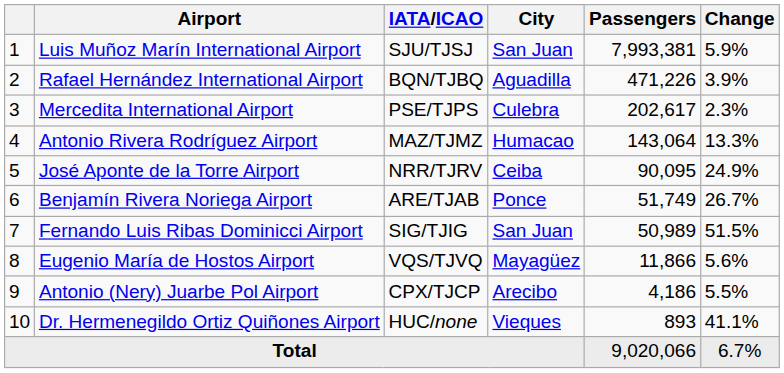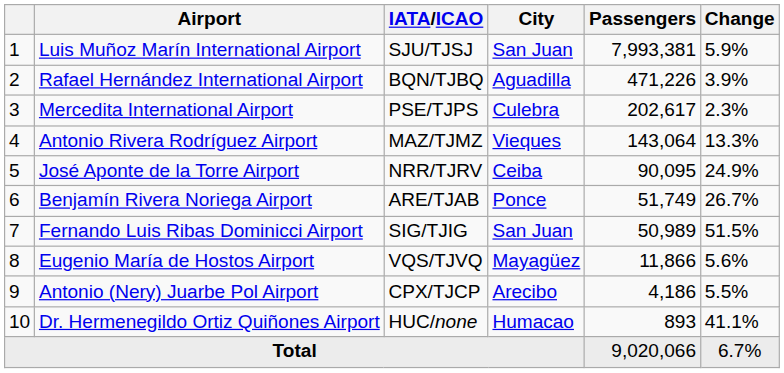(533, 140) Humacao -> (527, 140) Vieques
(527, 321) Vieques -> (533, 321) Humacao
